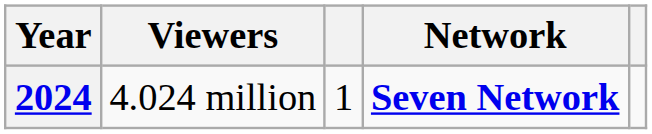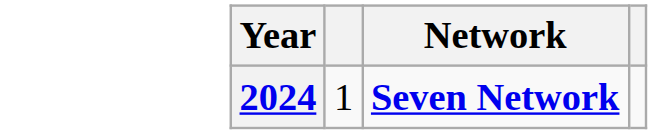- column: (213, 35)
